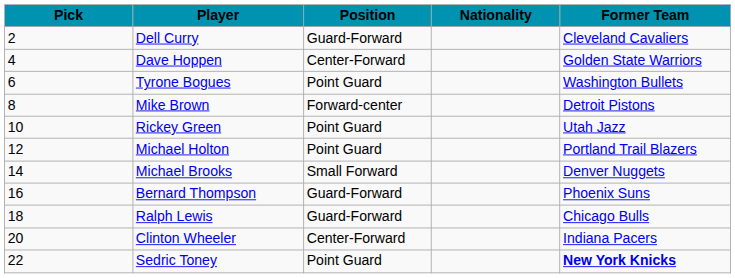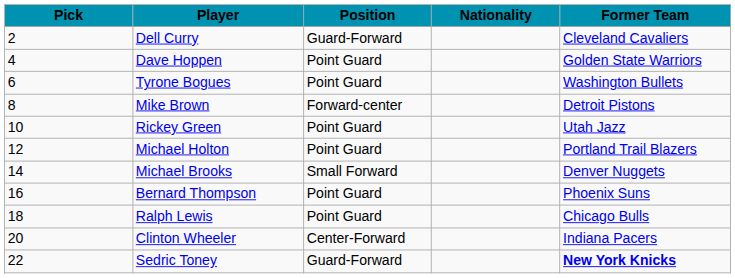(356, 60) Center-Forward -> (344, 60) Point Guard
(354, 194) Guard-Forward -> (344, 194) Point Guard
(354, 216) Guard-Forward -> (344, 216) Point Guard
(344, 261) Point Guard -> (354, 261) Guard-Forward
